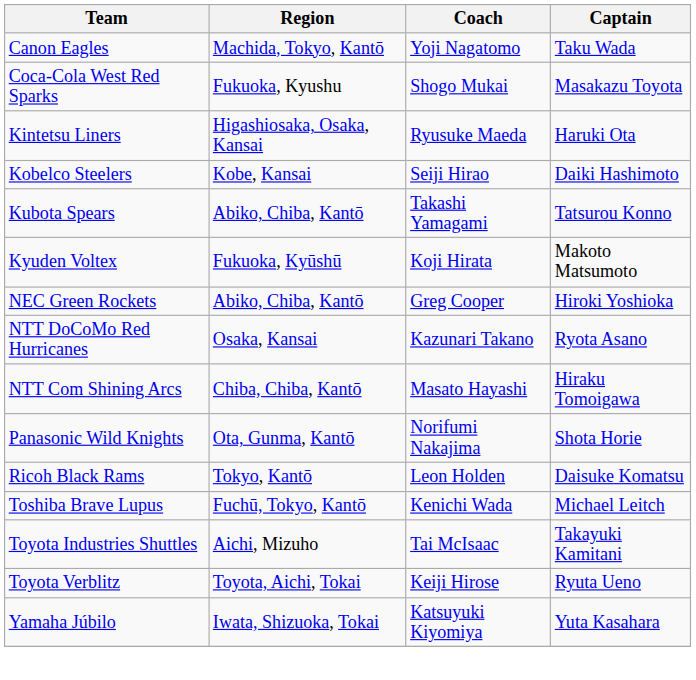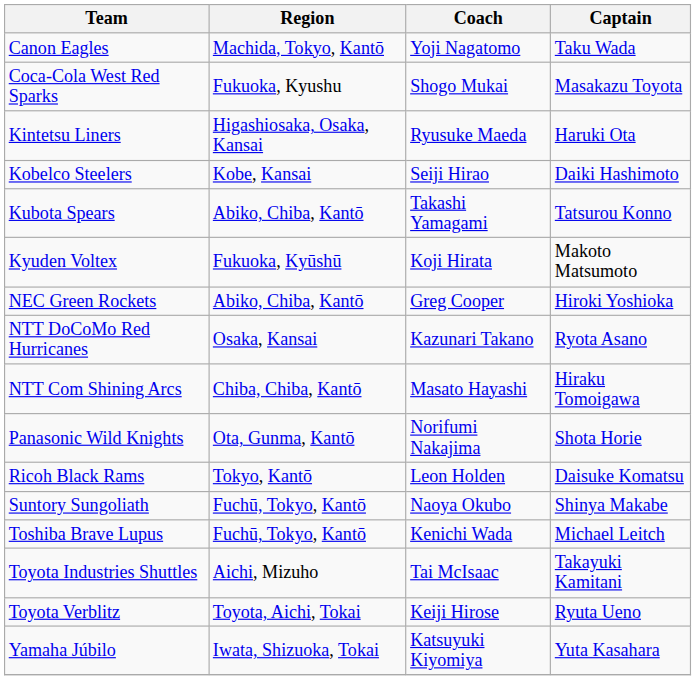+ row: (79, 505)
